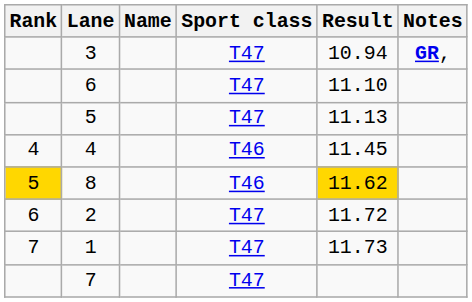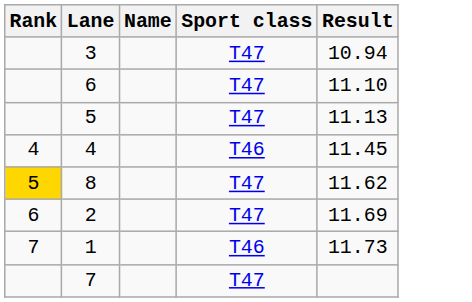- column: (433, 21)
(247, 183) T46 -> (247, 183) T47
(358, 183) gold background -> (358, 183) no background
(358, 215) 11.72 -> (358, 215) 11.69
(247, 248) T47 -> (247, 248) T46
